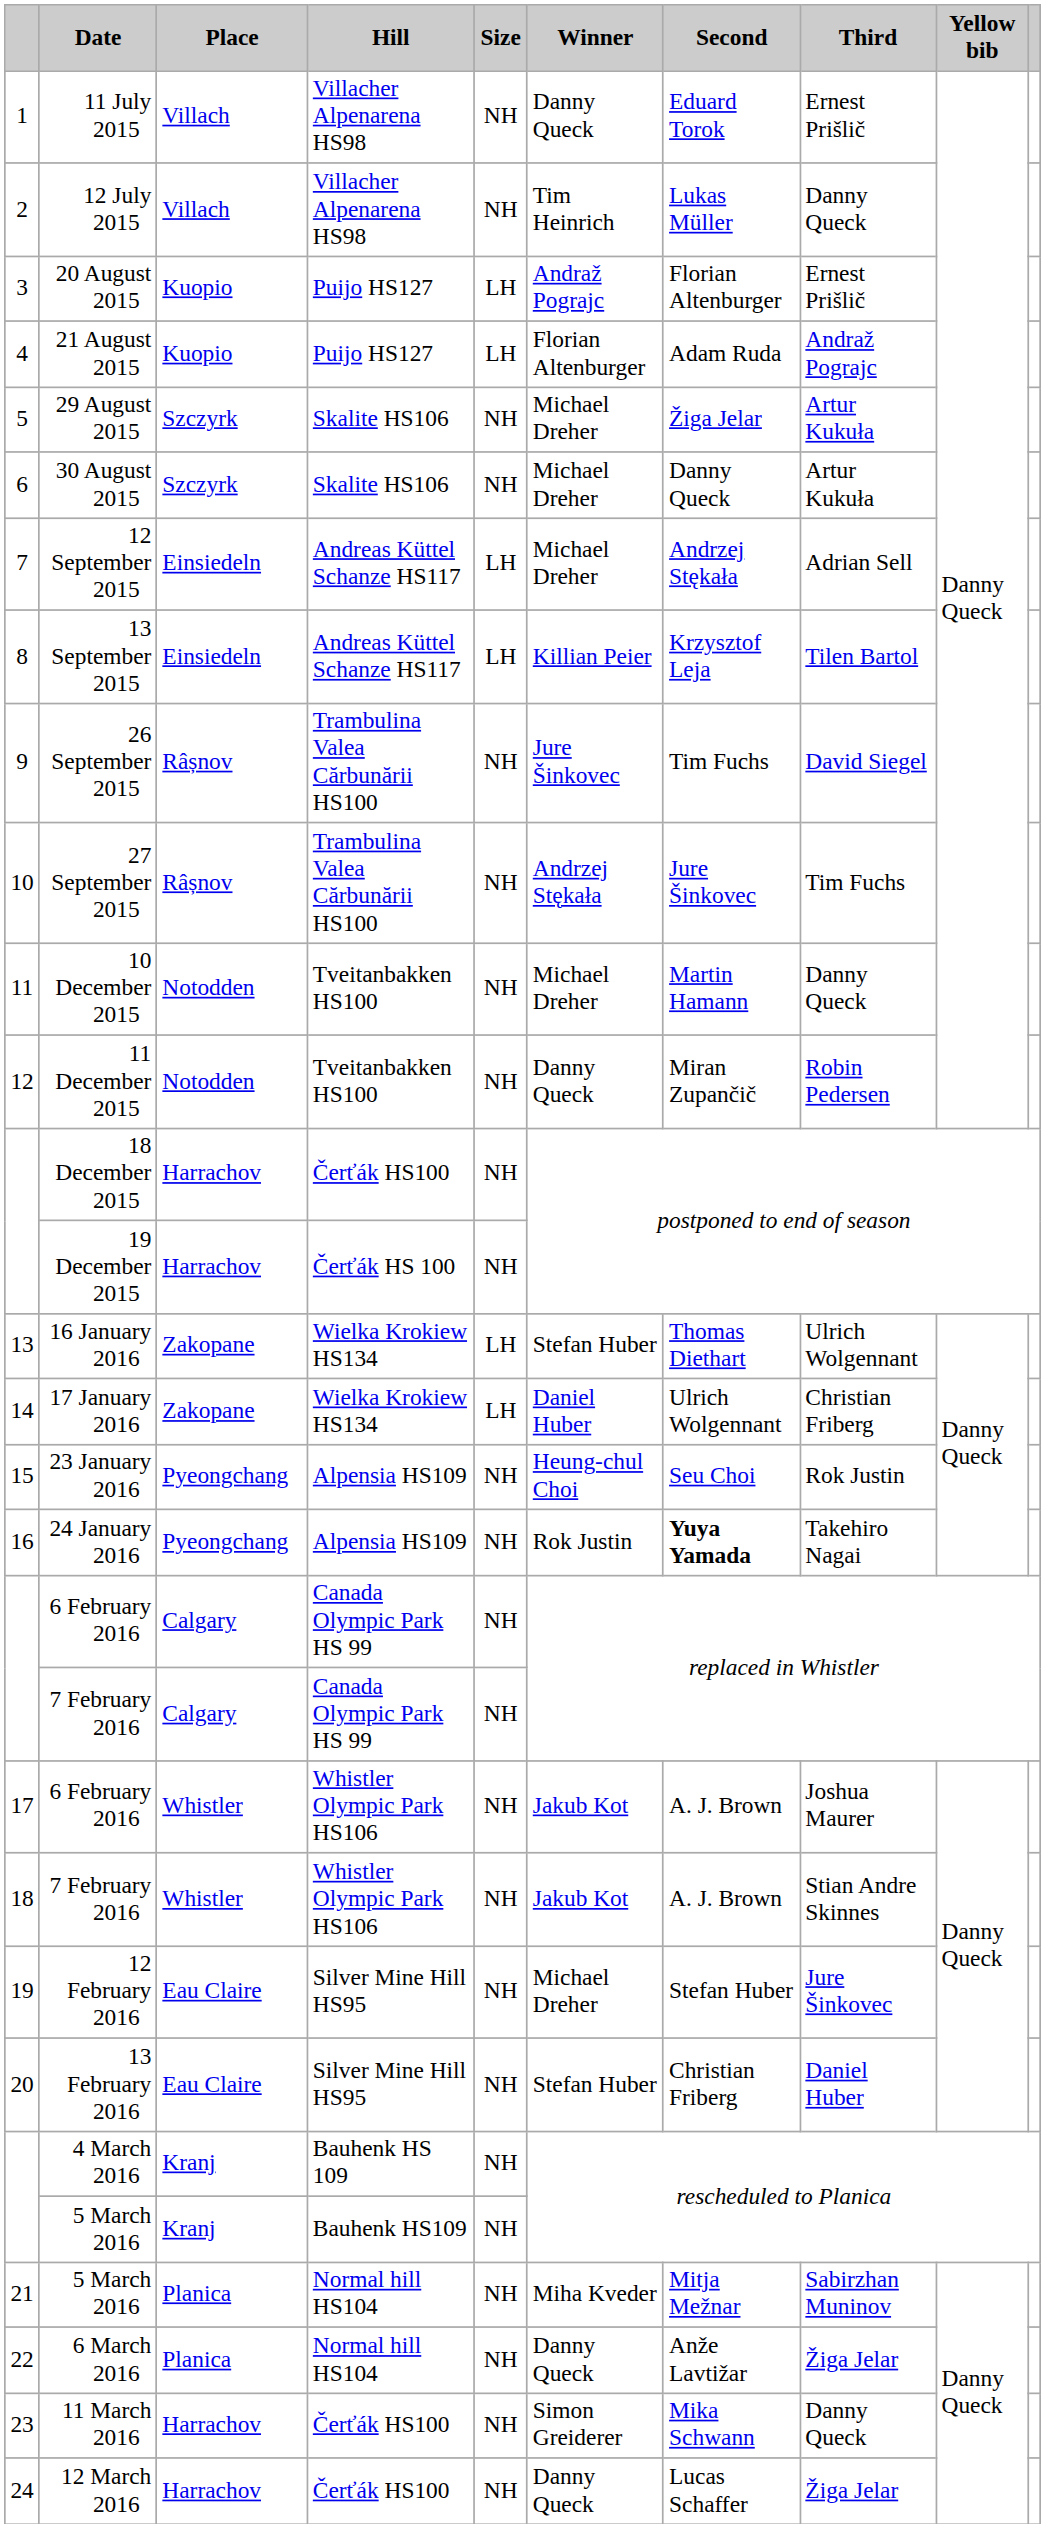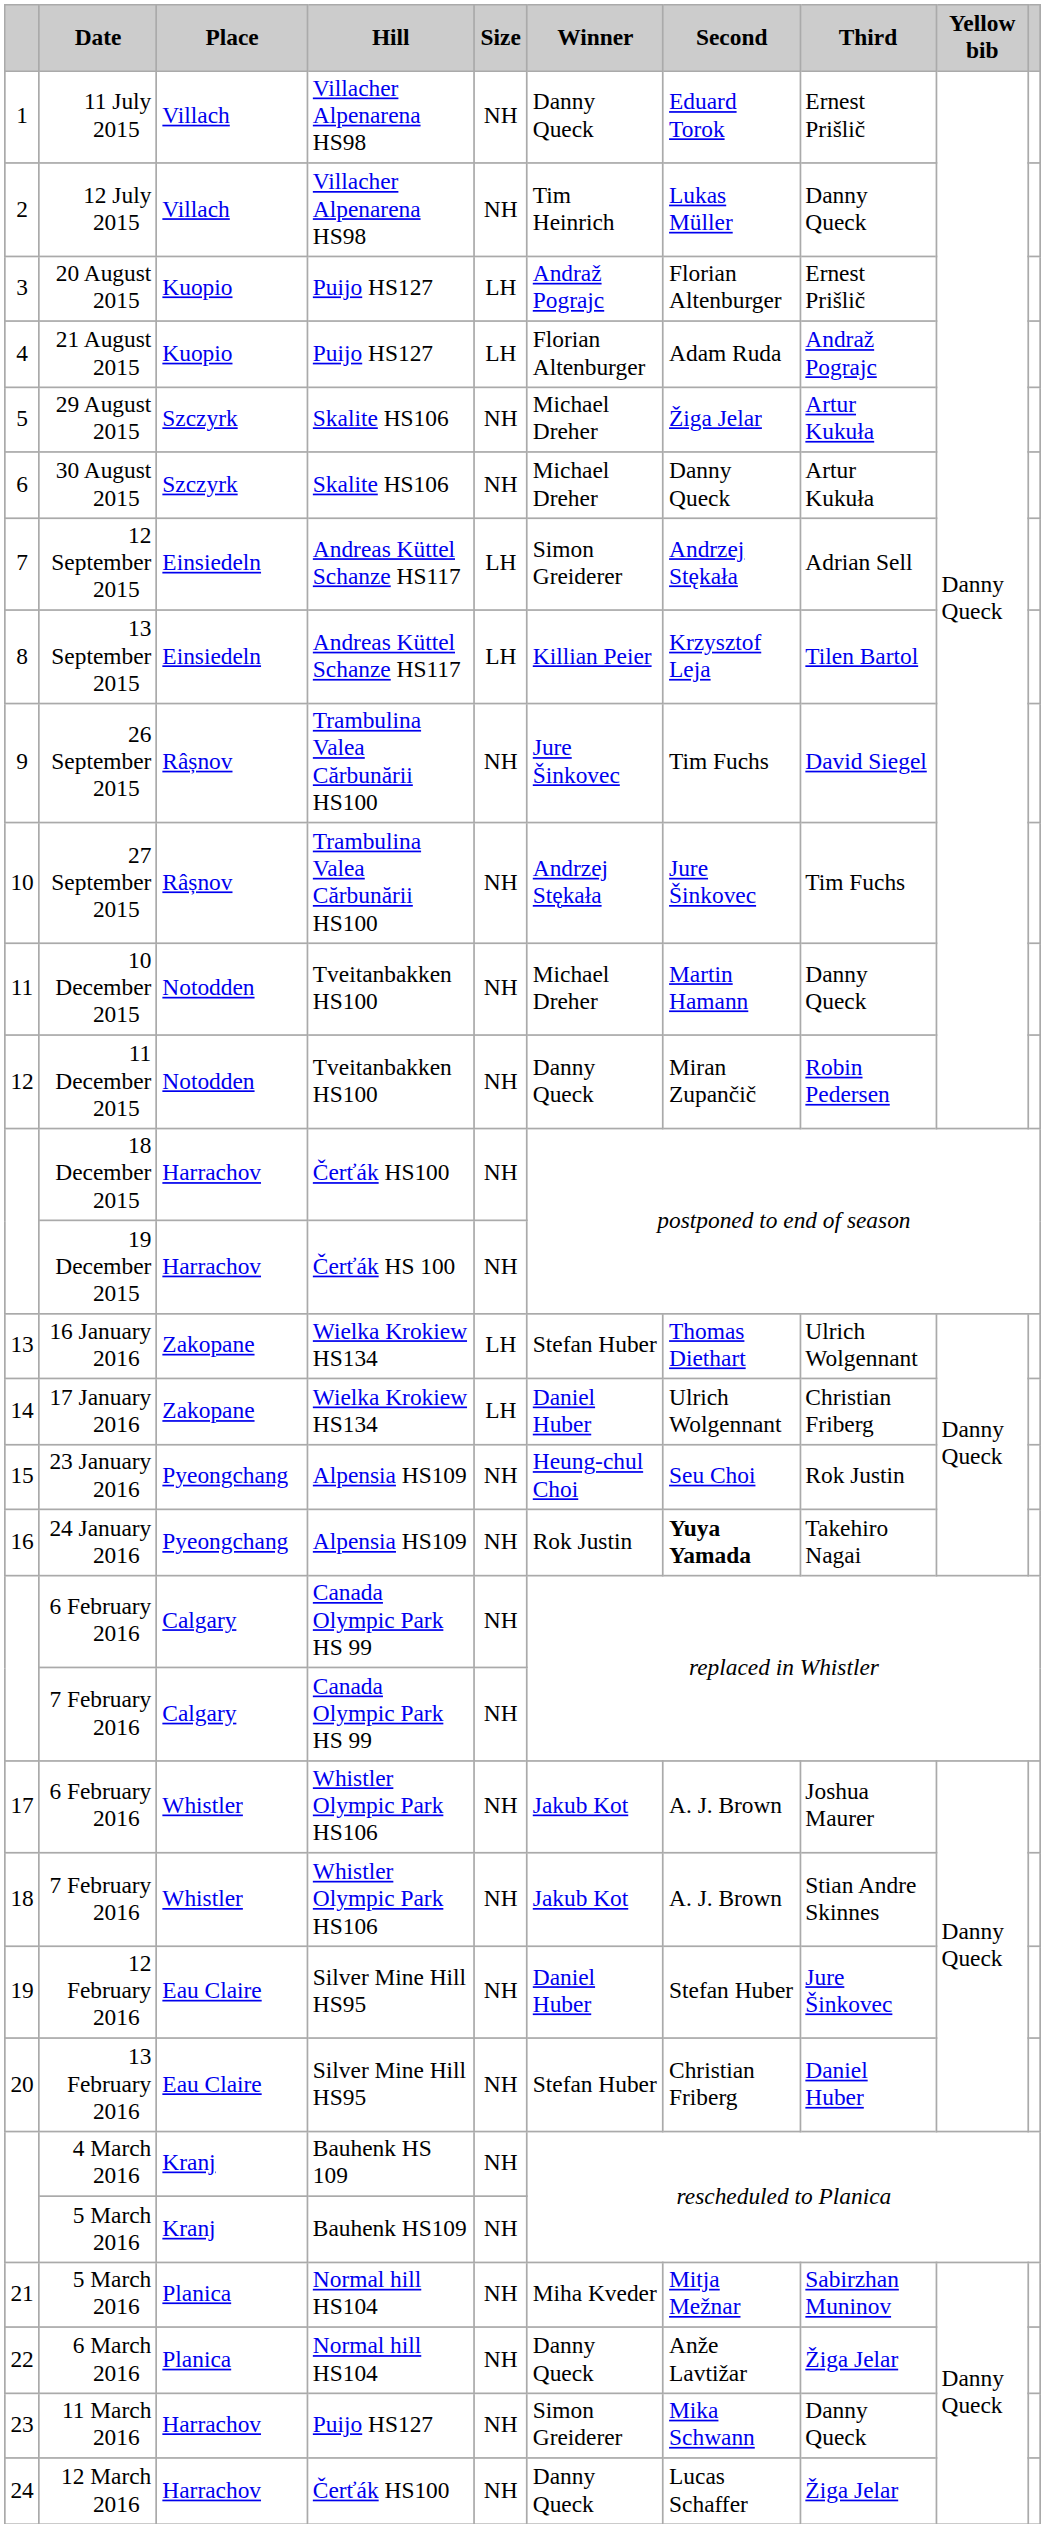(571, 563) Michael Dreher -> (578, 563) Simon Greiderer
(571, 1991) Michael Dreher -> (564, 1991) Daniel Huber
(381, 2424) Čerťák HS100 -> (373, 2424) Puijo HS127
